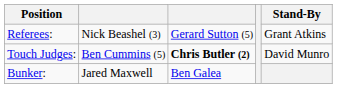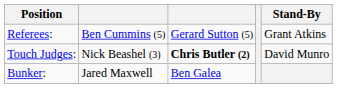(121, 34) Nick Beashel (3) -> (123, 34) Ben Cummins (5)
(123, 54) Ben Cummins (5) -> (121, 54) Nick Beashel (3)
